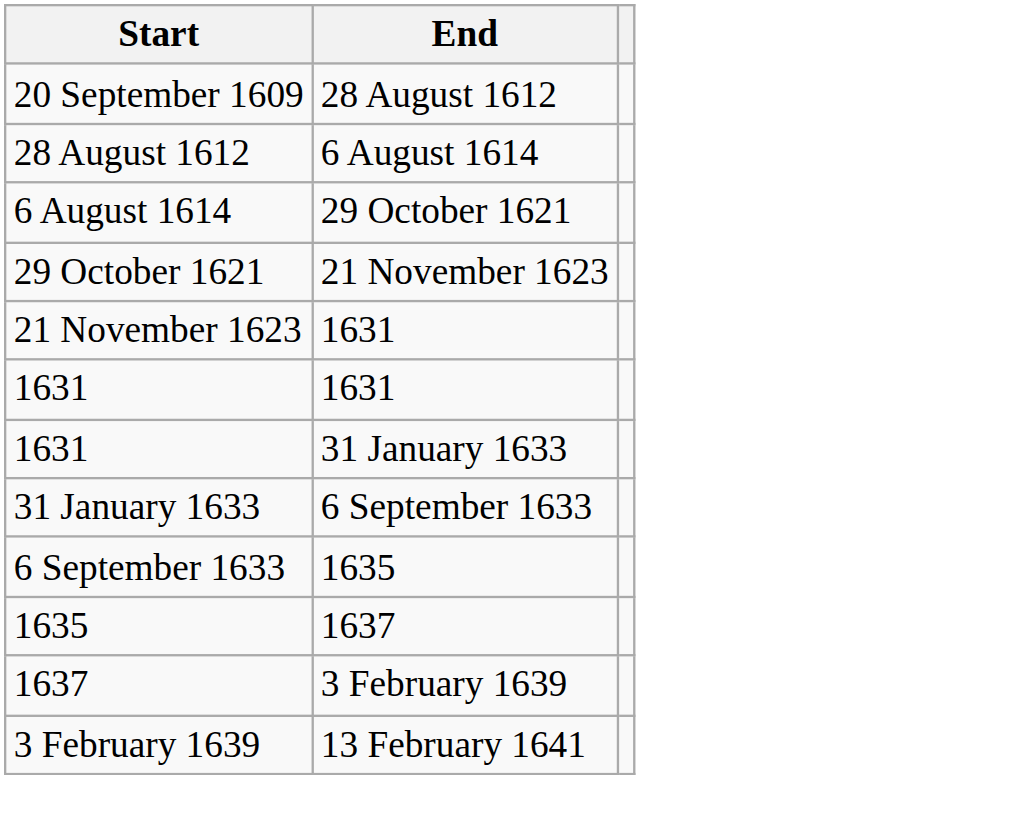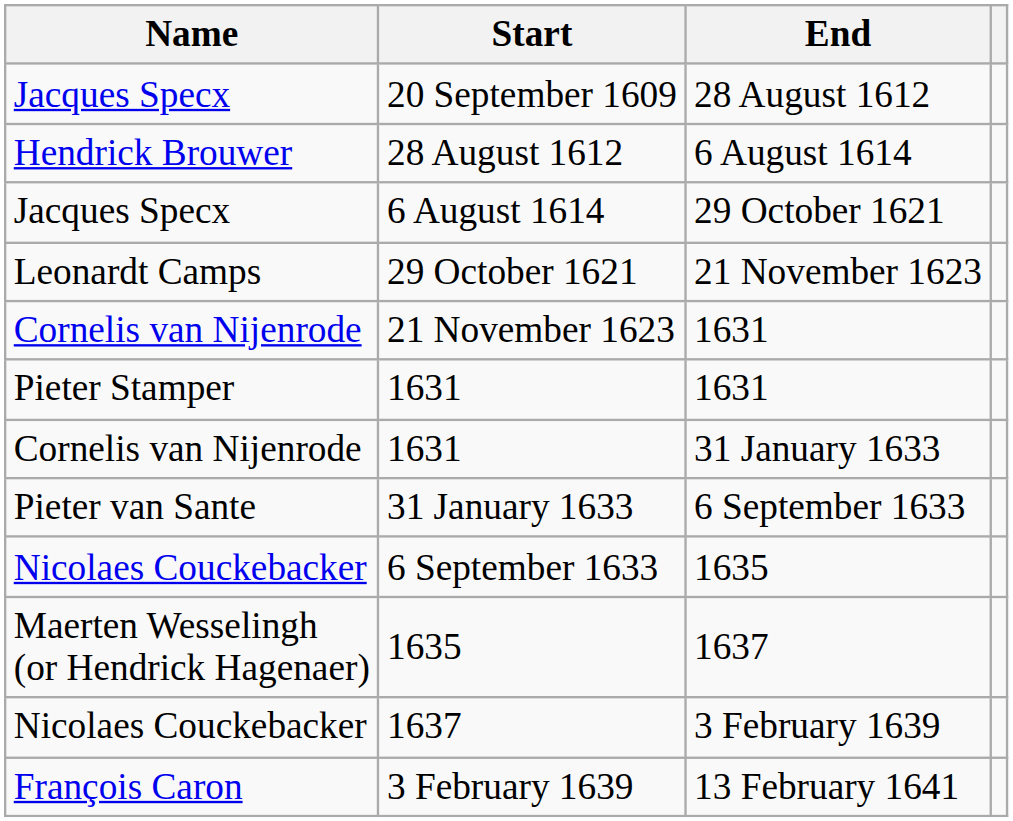+ column: (192, 34)
